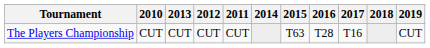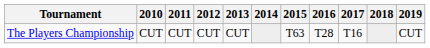columns swapped: (237, 14) <-> (180, 14)
